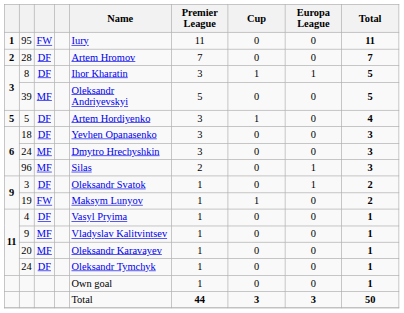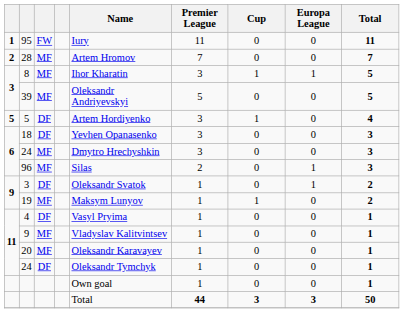(44, 57) DF -> (44, 57) MF
(44, 73) DF -> (44, 73) MF
(44, 201) FW -> (44, 201) MF
